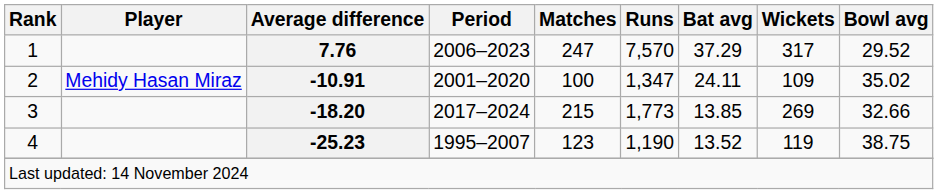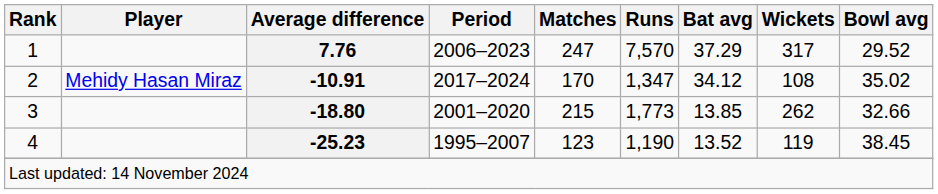(482, 81) 2001–2020 -> (482, 81) 2017–2024
(578, 81) 100 -> (578, 81) 170
(718, 81) 24.11 -> (718, 81) 34.12
(798, 81) 109 -> (798, 81) 108
(338, 111) -18.20 -> (338, 111) -18.80
(482, 111) 2017–2024 -> (482, 111) 2001–2020
(798, 111) 269 -> (798, 111) 262
(886, 142) 38.75 -> (886, 142) 38.45
